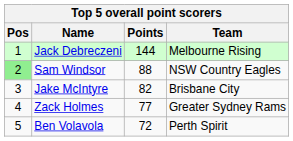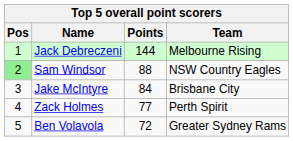(145, 88) 82 -> (145, 88) 84
(227, 107) Greater Sydney Rams -> (198, 107) Perth Spirit
(198, 126) Perth Spirit -> (227, 126) Greater Sydney Rams
